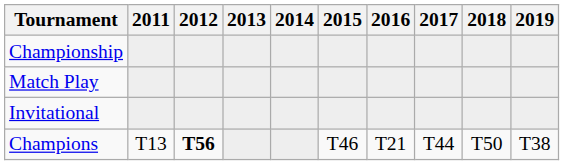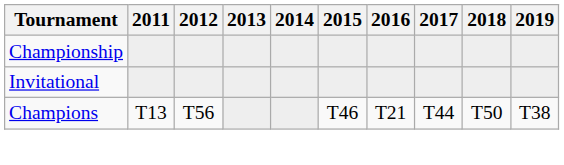- row: (54, 81)
(198, 143) bold -> (198, 112) normal
